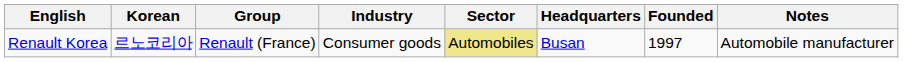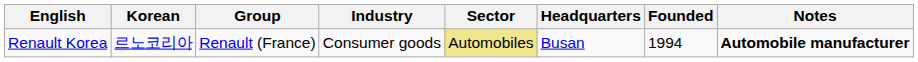(665, 42) 1997 -> (665, 42) 1994
(807, 42) normal -> (815, 42) bold
